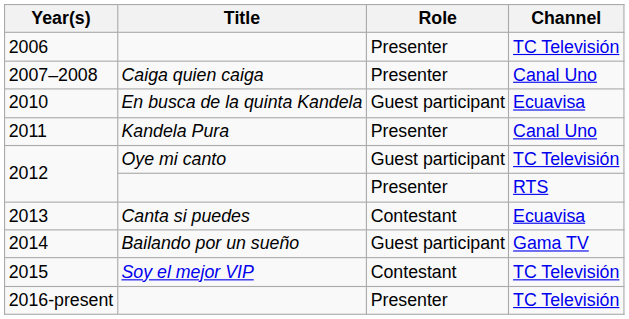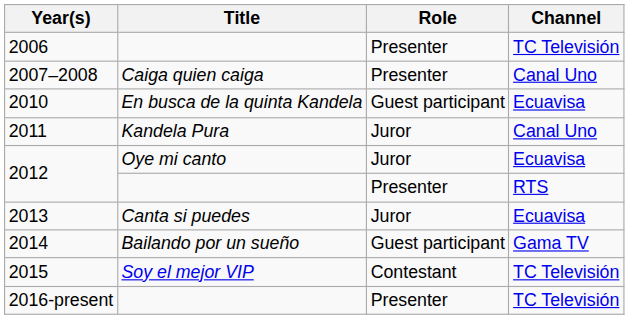(409, 131) Presenter -> (391, 131) Juror
(438, 159) Guest participant -> (391, 159) Juror
(566, 159) TC Televisión -> (549, 159) Ecuavisa
(414, 215) Contestant -> (391, 215) Juror
